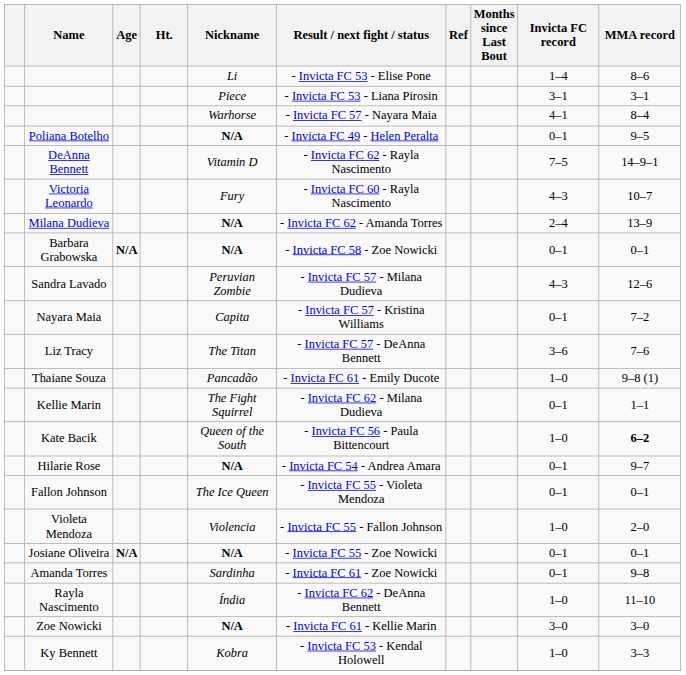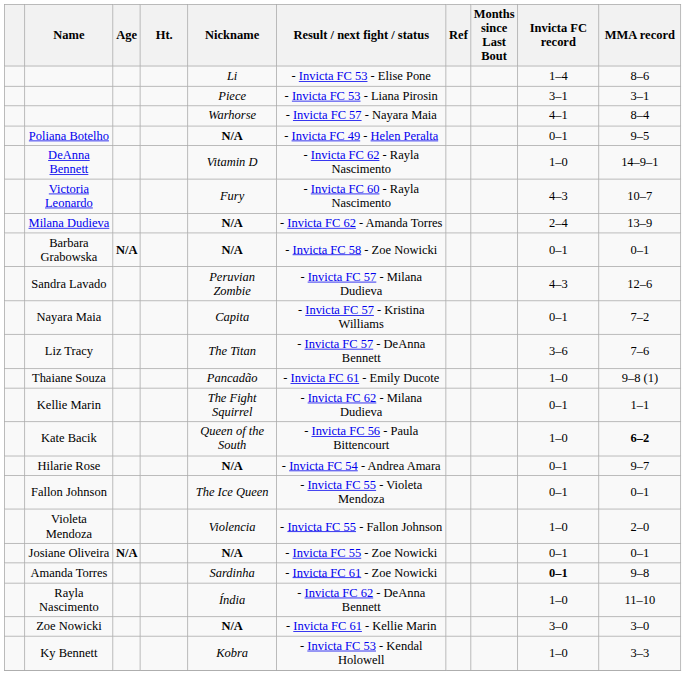(558, 162) 7–5 -> (558, 162) 1–0
(558, 572) normal -> (558, 572) bold
